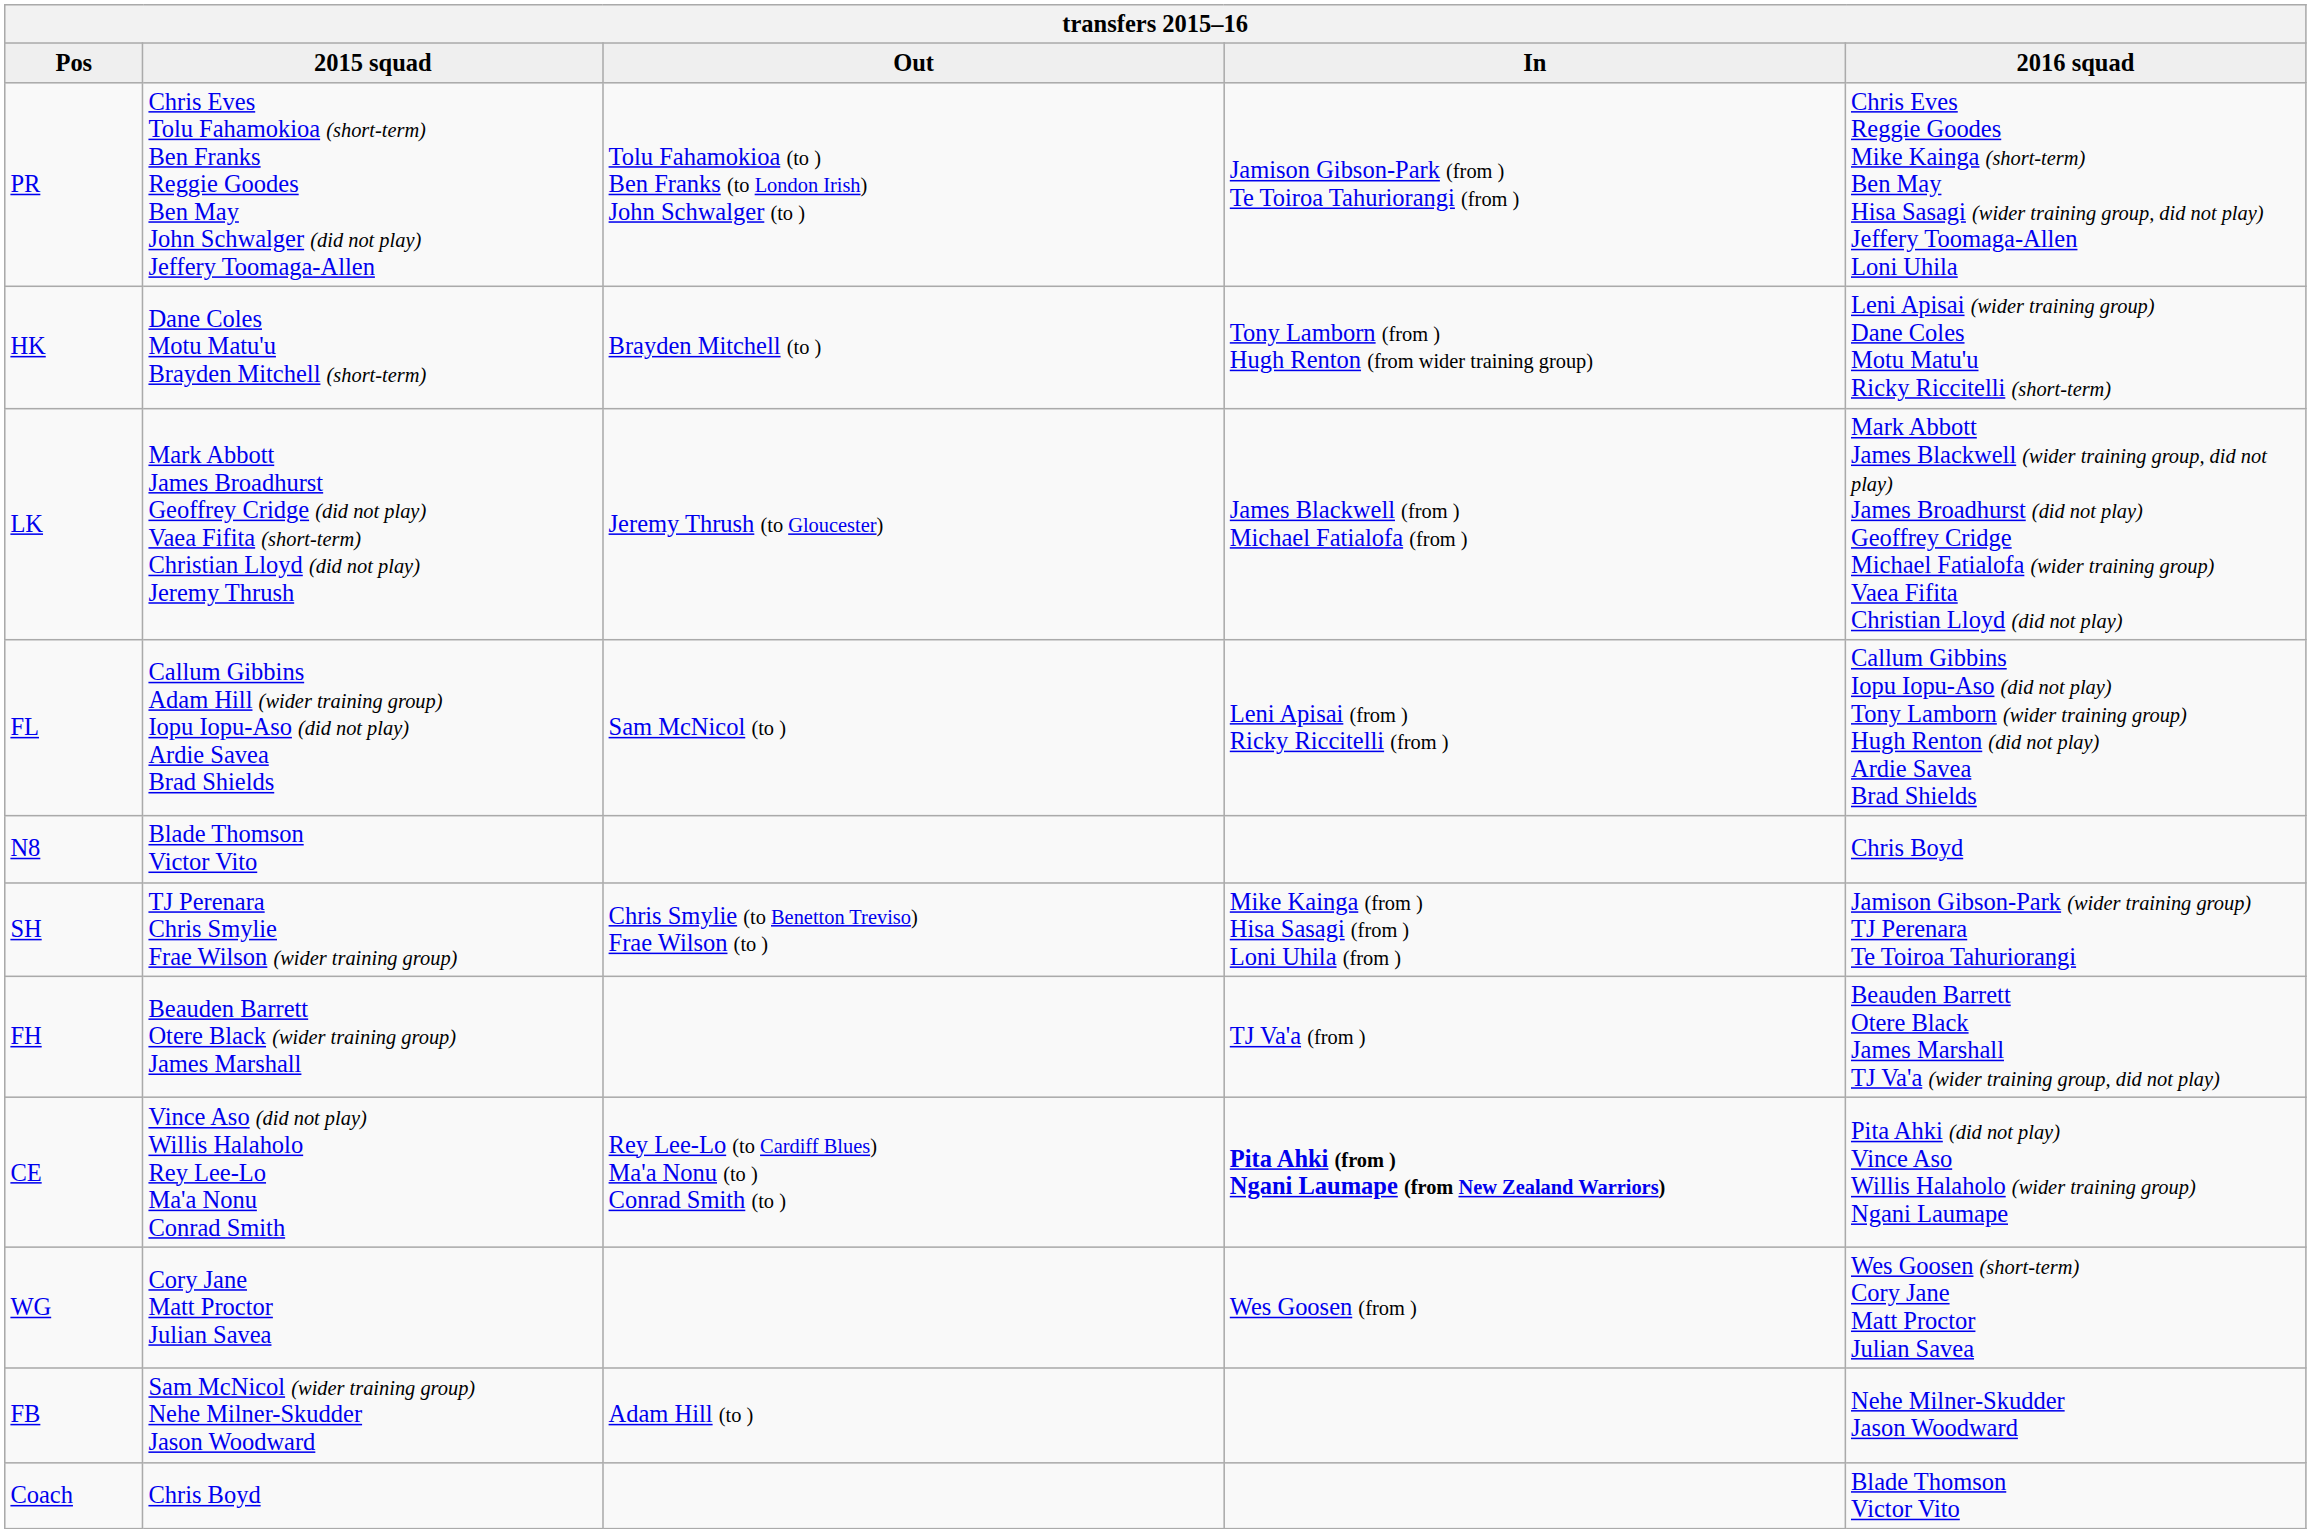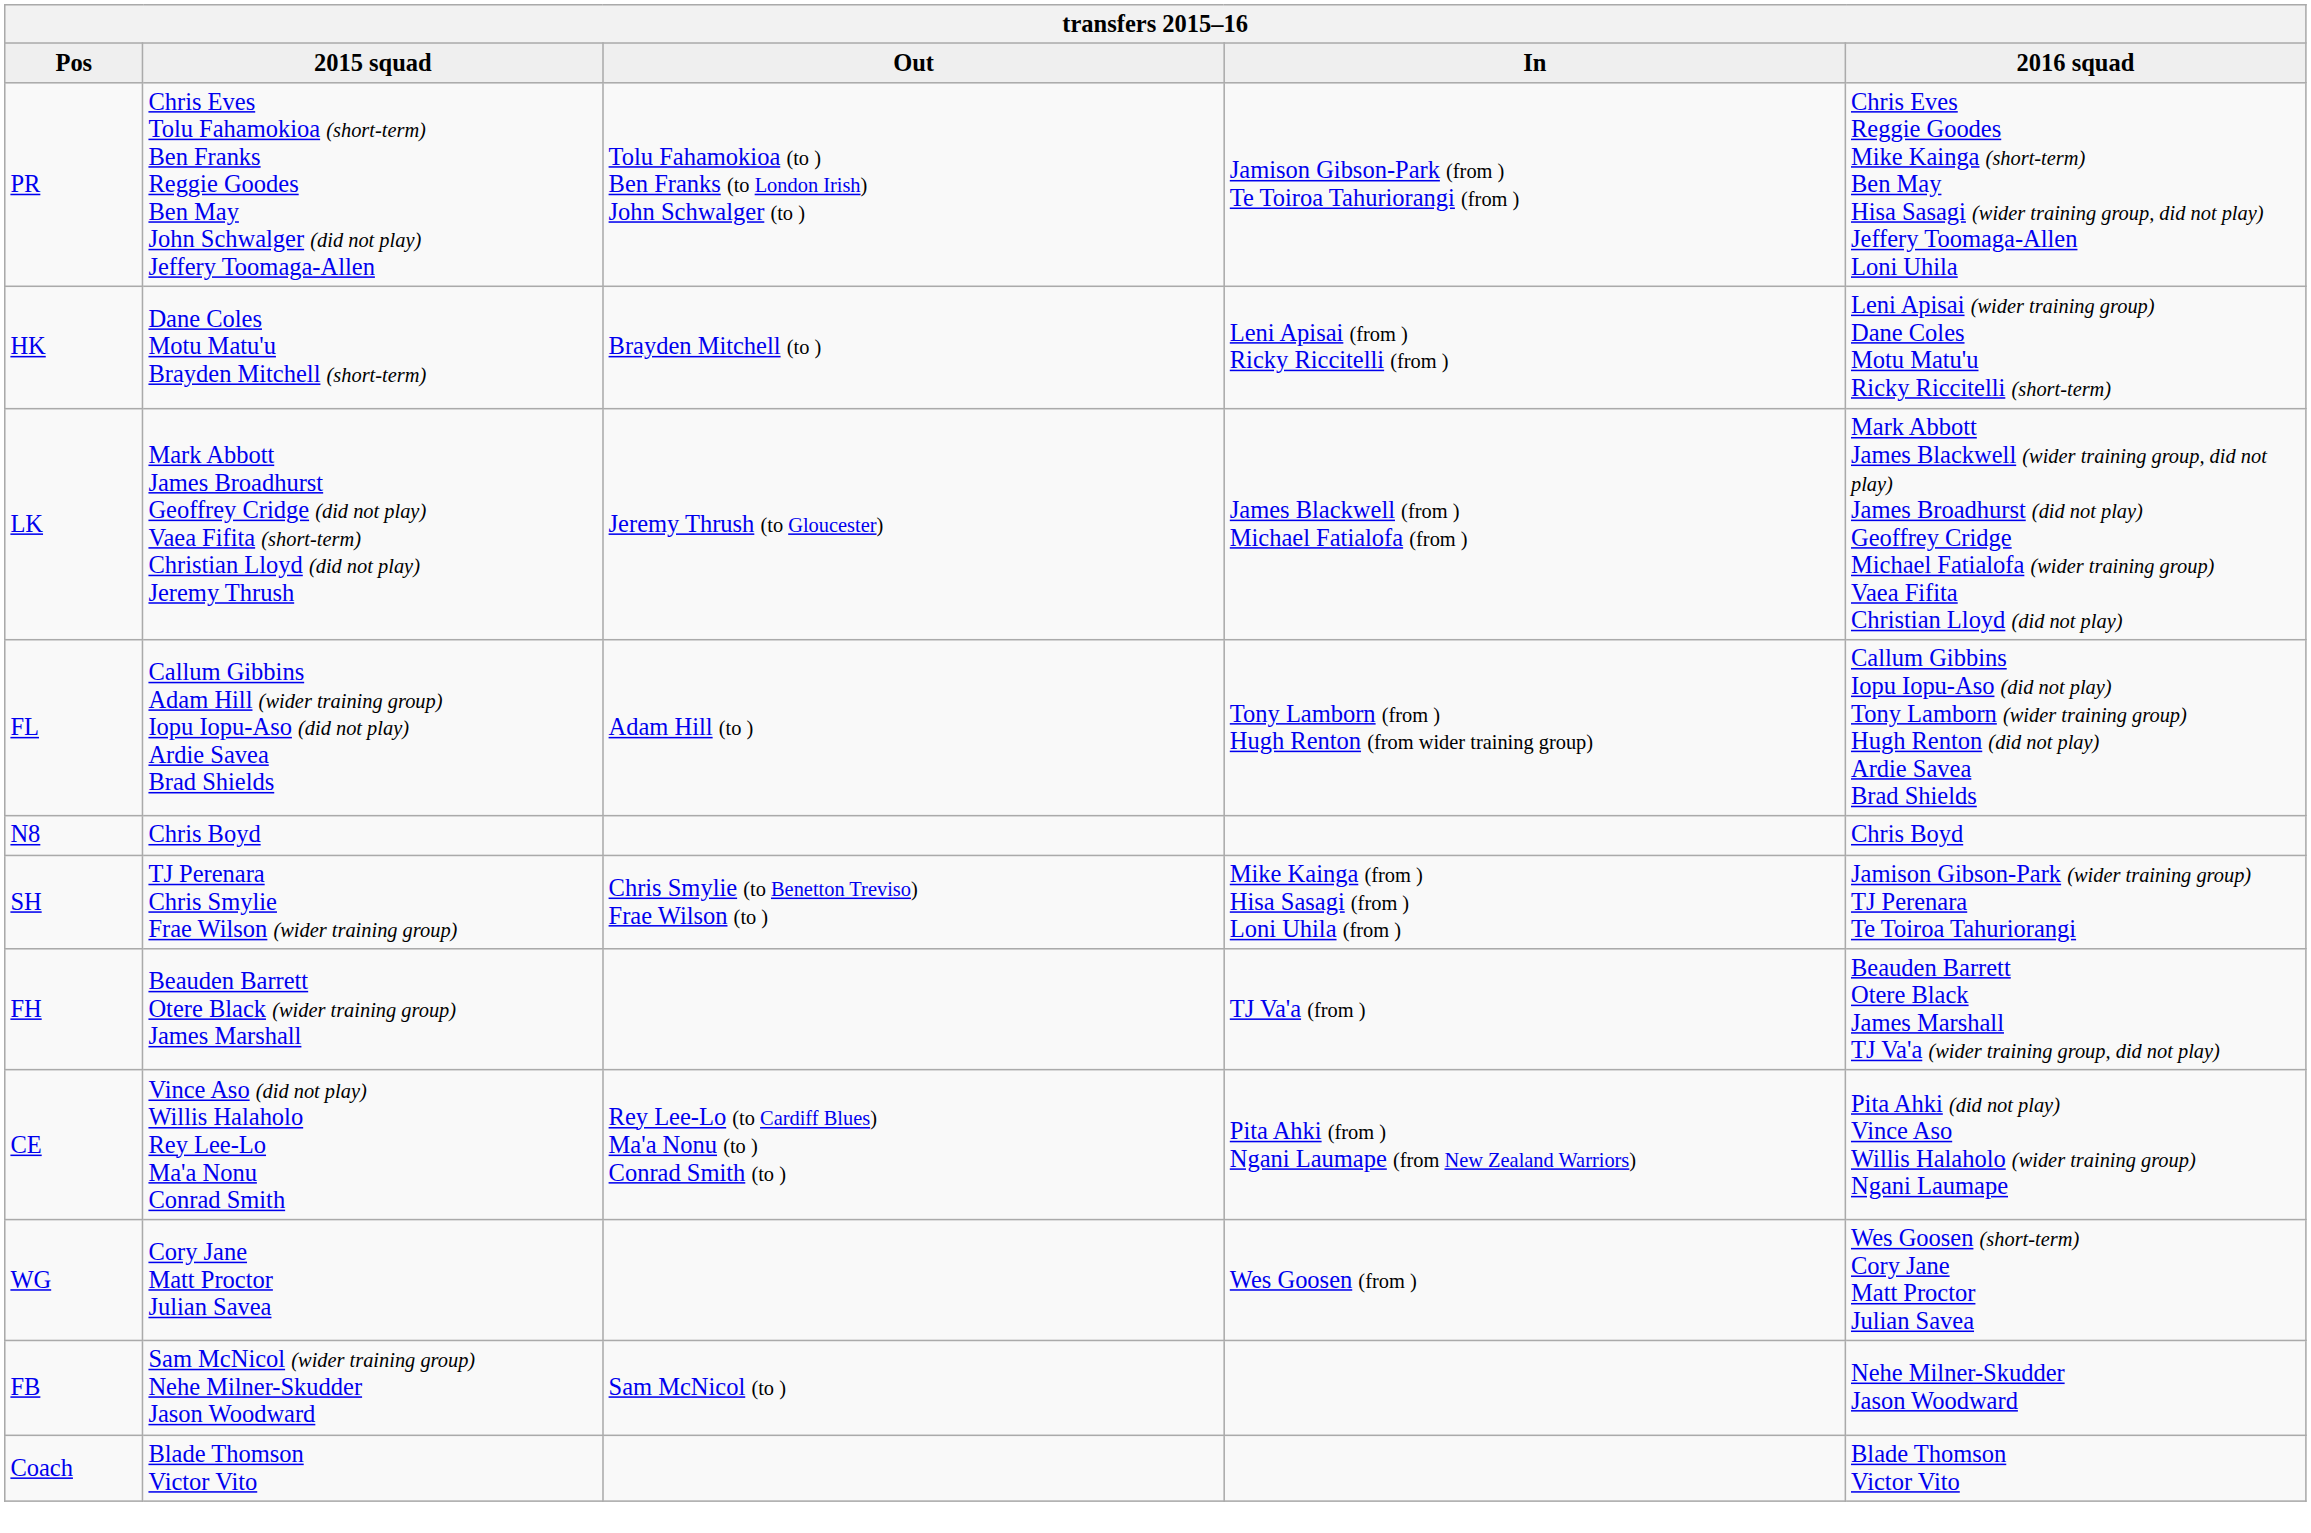(1411, 346) Tony Lamborn (from ) Hugh Renton (from wider training group) -> (1339, 346) Leni Apisai (from ) Ricky Riccitelli (from )
(697, 727) Sam McNicol (to ) -> (681, 727) Adam Hill (to )
(1339, 727) Leni Apisai (from ) Ricky Riccitelli (from ) -> (1411, 727) Tony Lamborn (from ) Hugh Renton (from wider training group)
(226, 848) Blade Thomson Victor Vito -> (205, 835) Chris Boyd
(1448, 1171) bold -> (1433, 1144) normal
(681, 1414) Adam Hill (to ) -> (697, 1387) Sam McNicol (to )
(205, 1495) Chris Boyd -> (226, 1467) Blade Thomson Victor Vito
